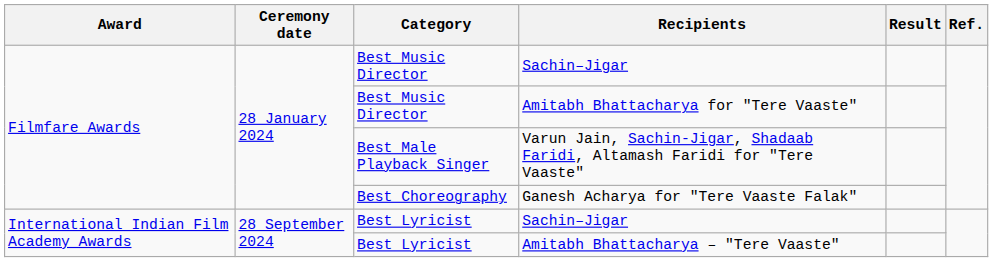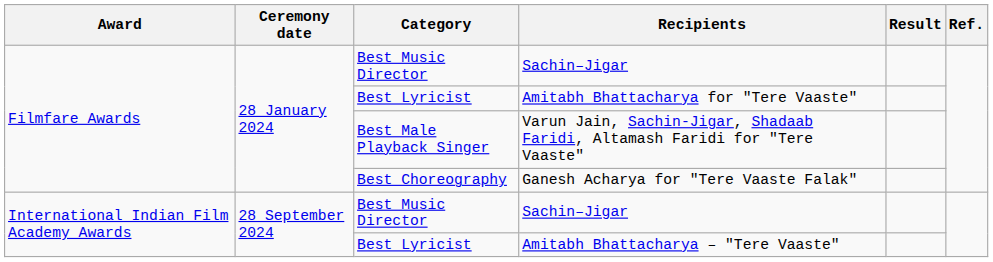(401, 107) Best Music Director -> (414, 98) Best Lyricist
(414, 221) Best Lyricist -> (401, 213) Best Music Director
